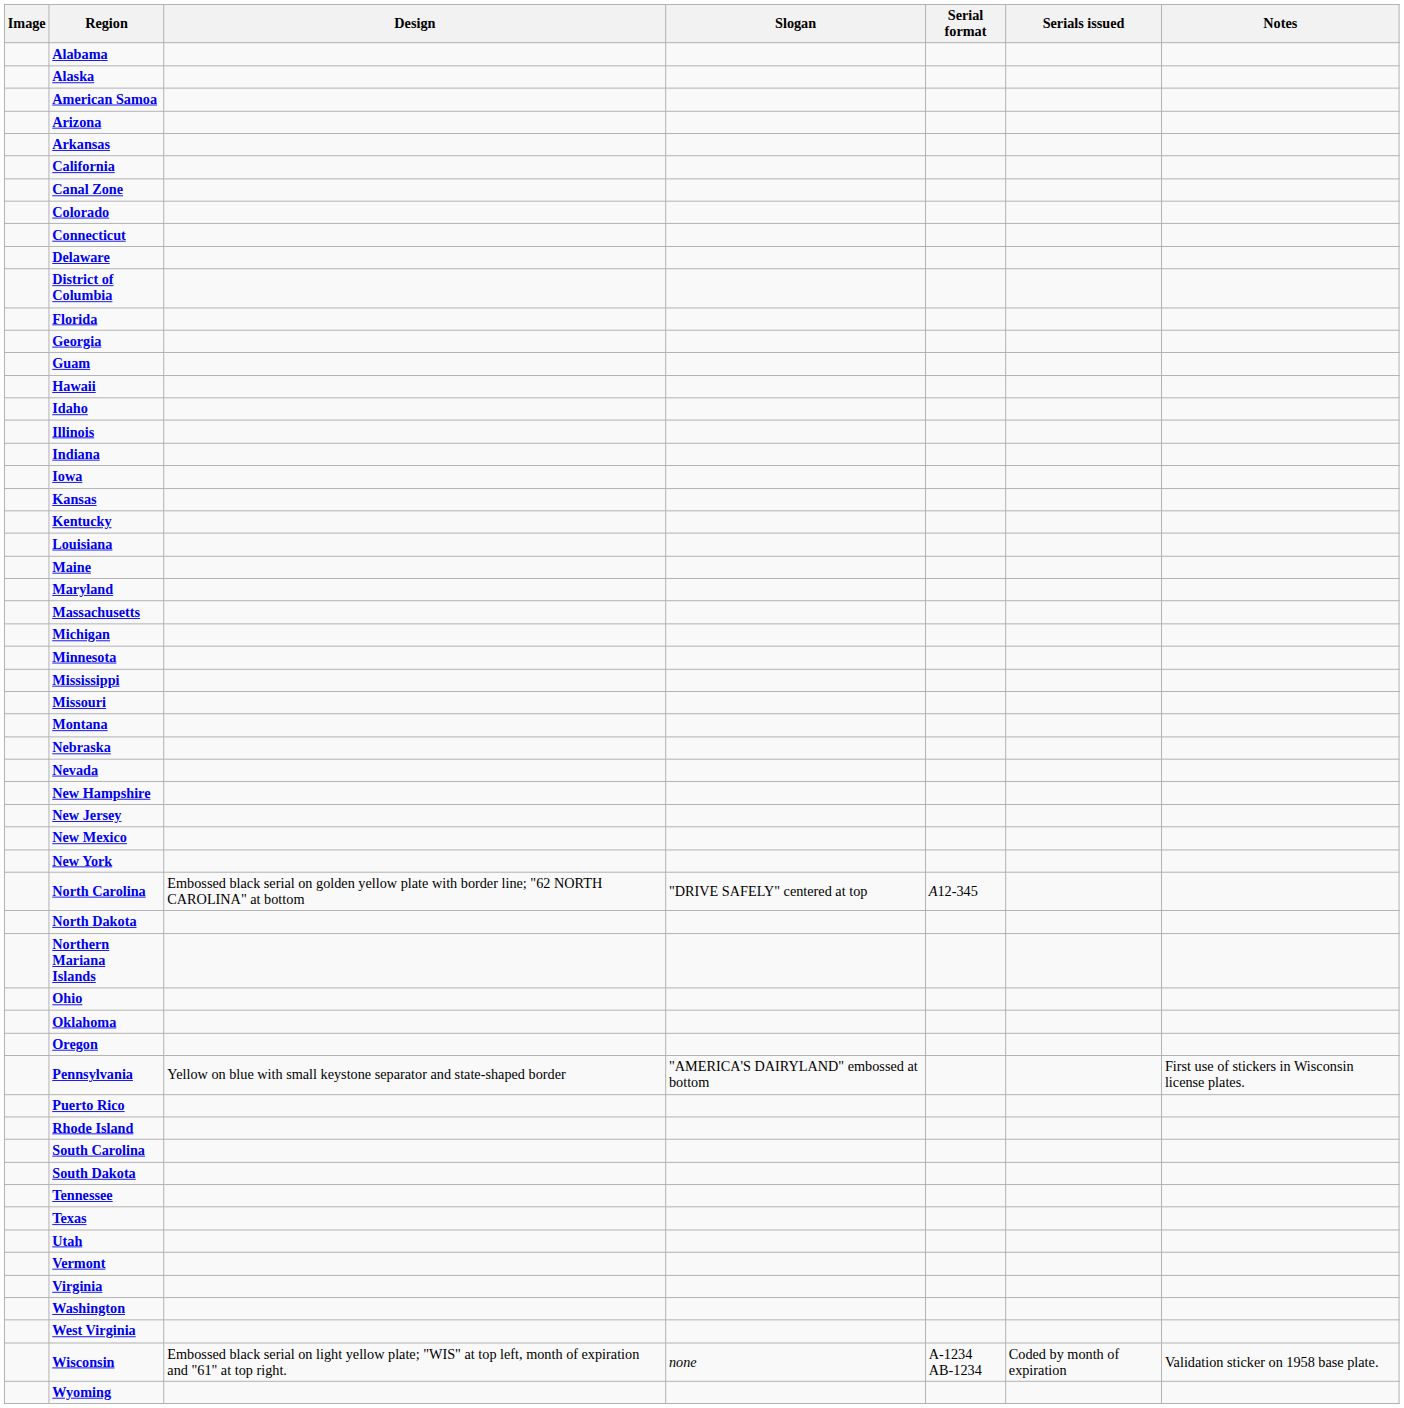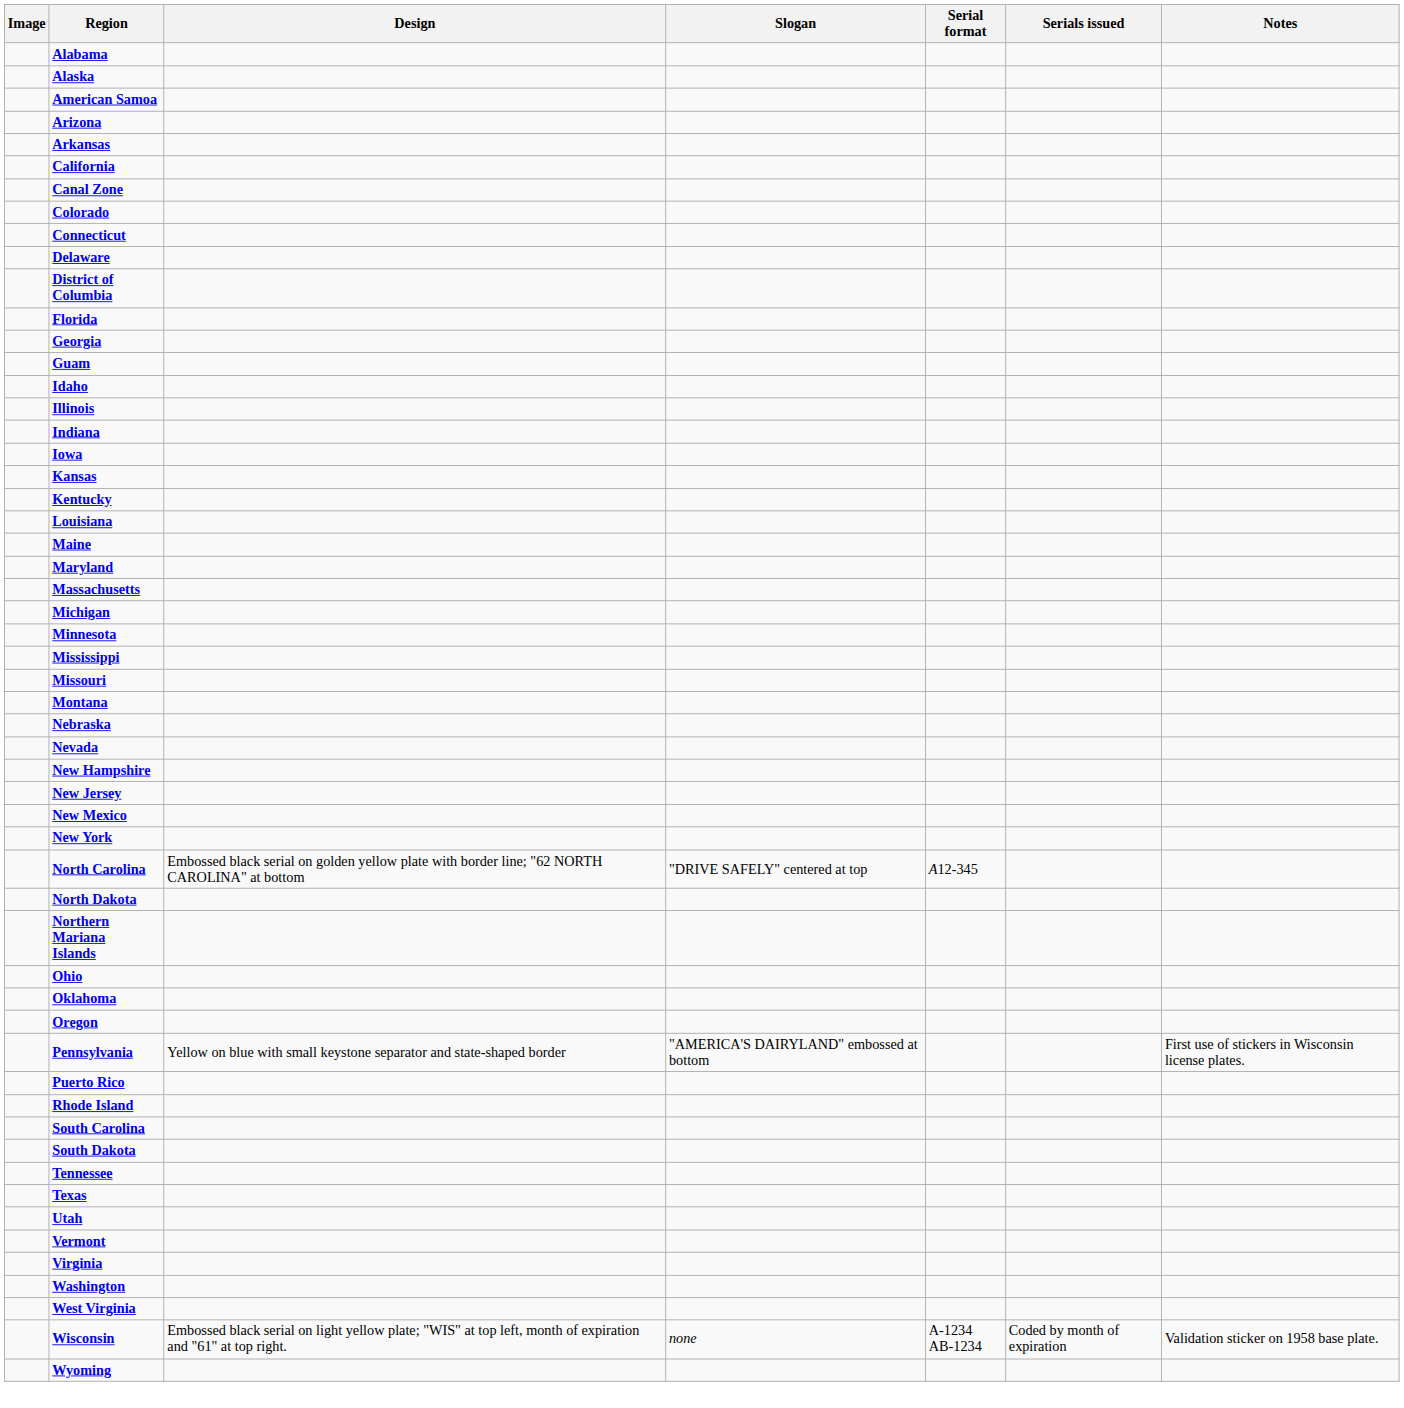- row: (74, 386)
